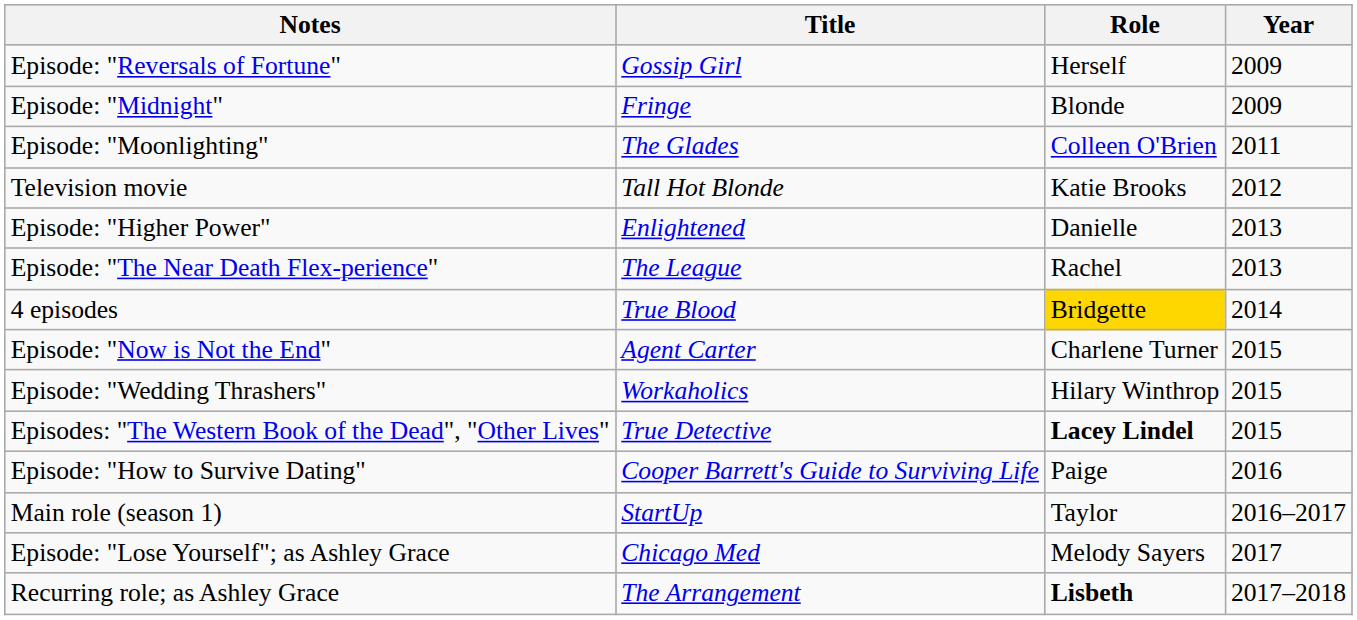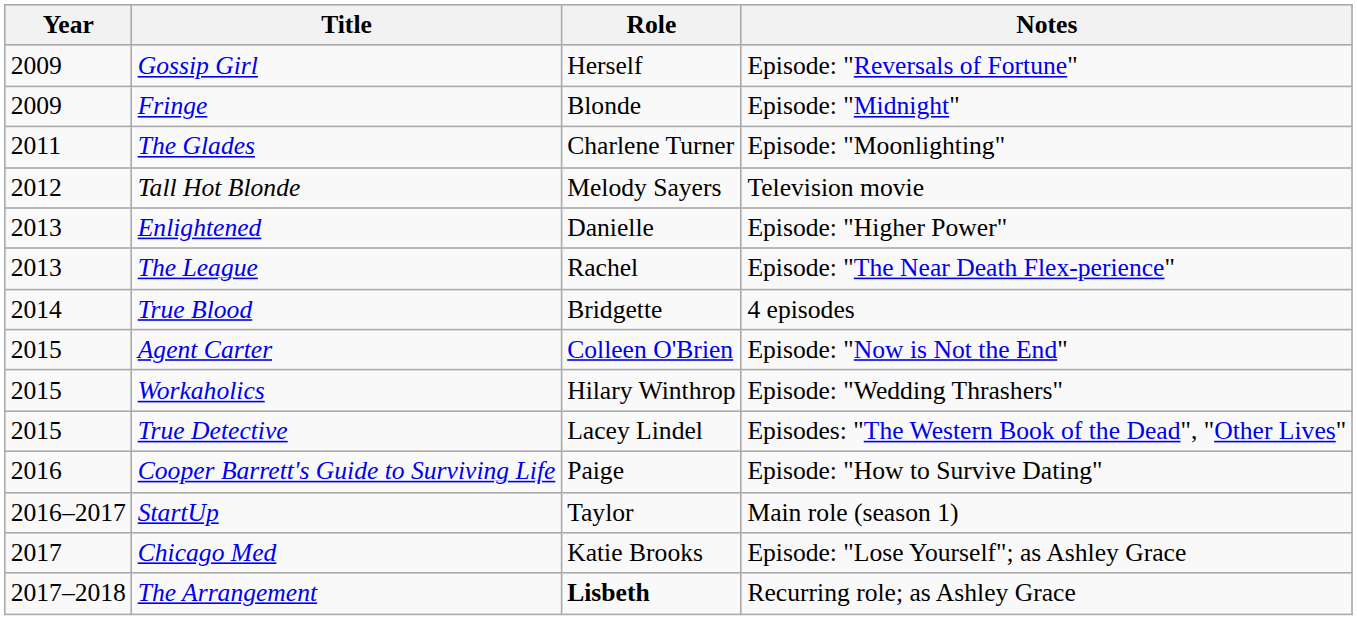columns swapped: (1289, 24) <-> (310, 24)
(1134, 146) Colleen O'Brien -> (651, 146) Charlene Turner
(1119, 187) Katie Brooks -> (644, 187) Melody Sayers
(1098, 308) gold background -> (615, 308) no background
(1134, 349) Charlene Turner -> (650, 349) Colleen O'Brien
(1122, 430) bold -> (635, 430) normal
(1128, 552) Melody Sayers -> (635, 552) Katie Brooks
